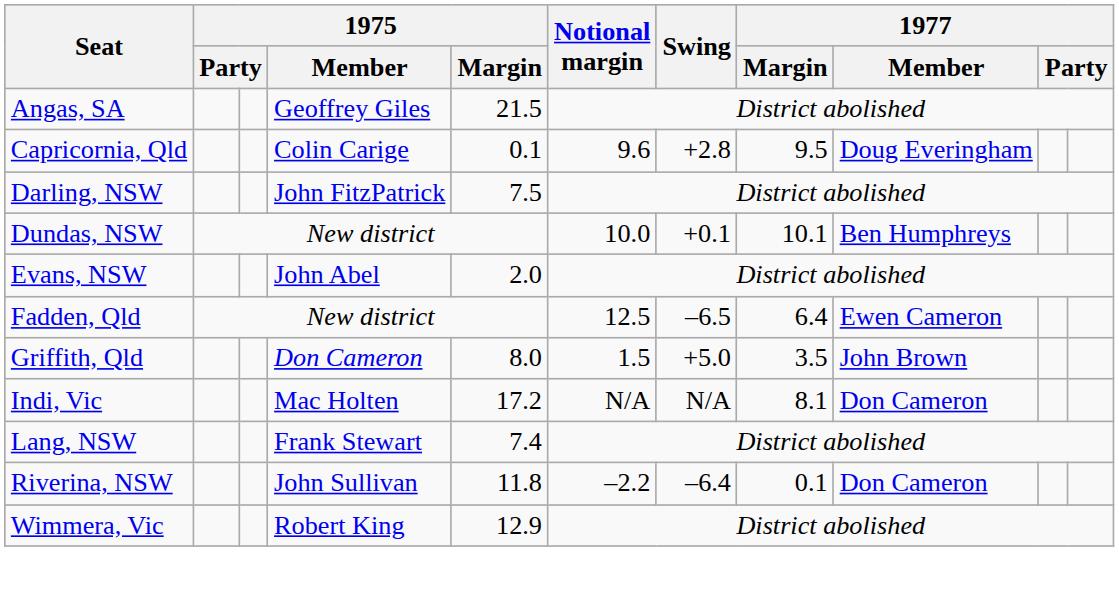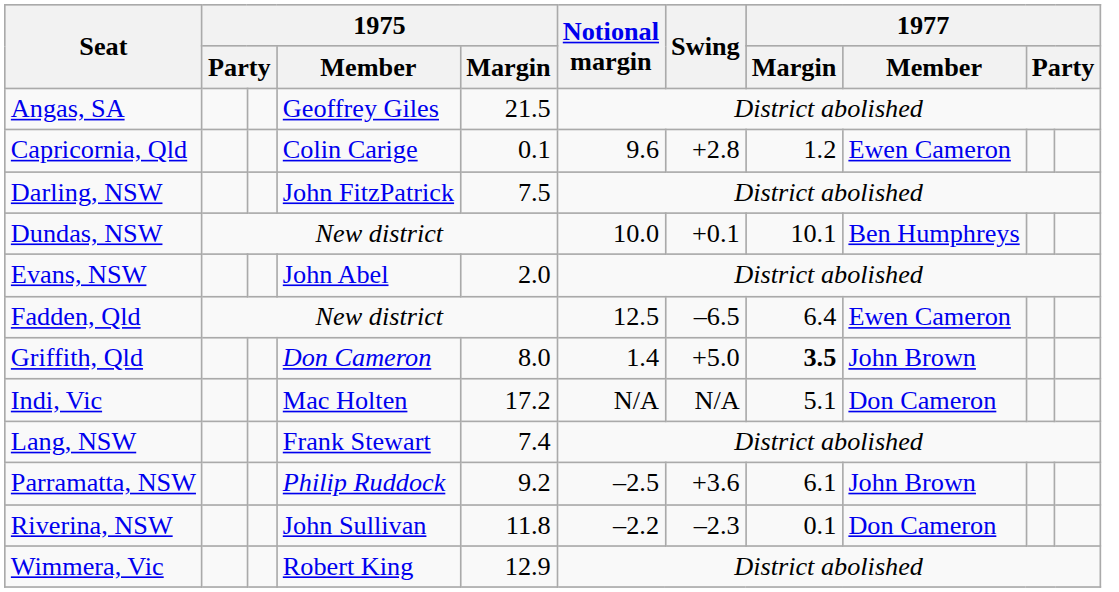(811, 150) 9.5 -> (820, 150) 1.2
(936, 150) Doug Everingham -> (930, 150) Ewen Cameron
(634, 358) 1.5 -> (643, 358) 1.4
(811, 358) normal -> (820, 358) bold
(811, 399) 8.1 -> (820, 399) 5.1
+ row: (103, 483)
(708, 483) –6.4 -> (717, 524) –2.3
